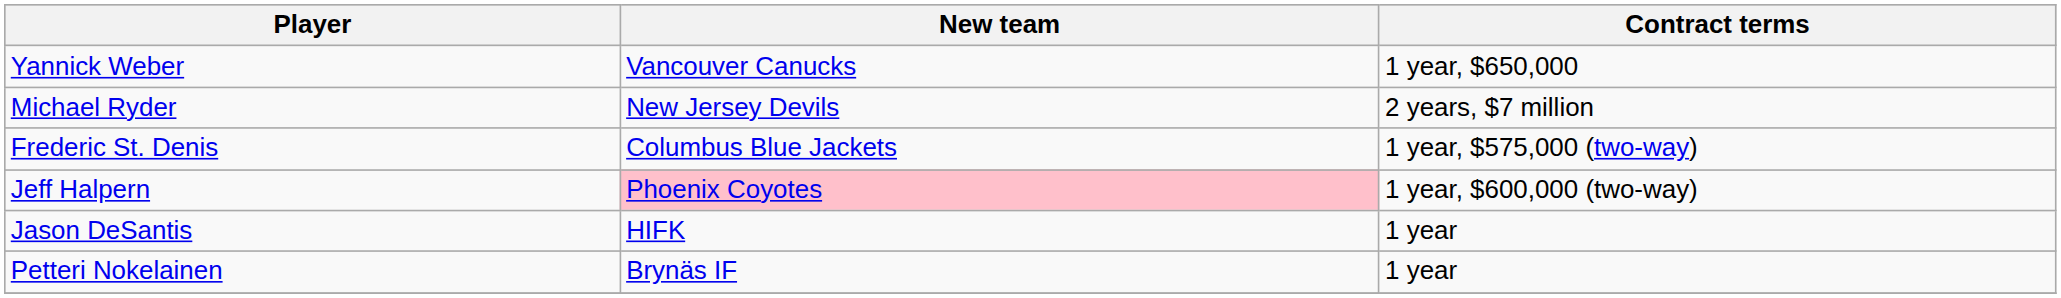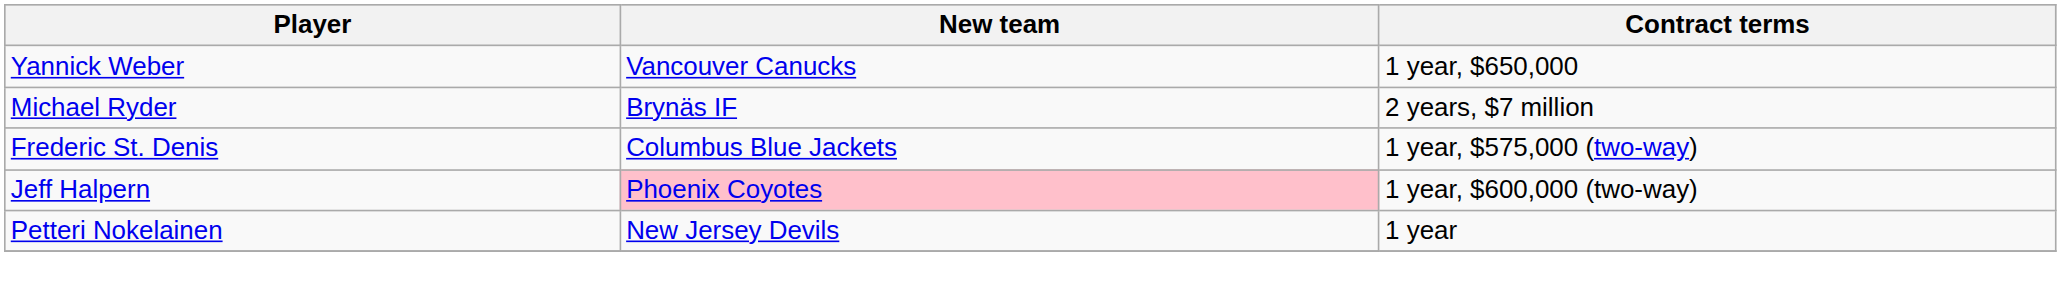(733, 107) New Jersey Devils -> (682, 107) Brynäs IF
- row: (102, 230)
(682, 271) Brynäs IF -> (733, 230) New Jersey Devils
